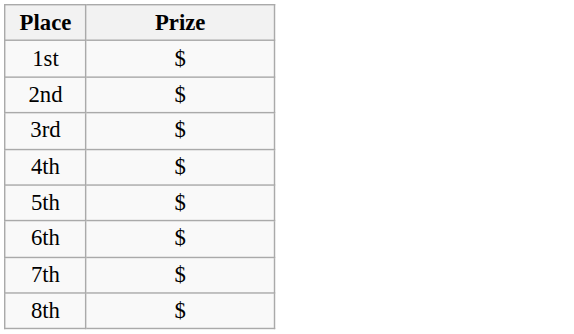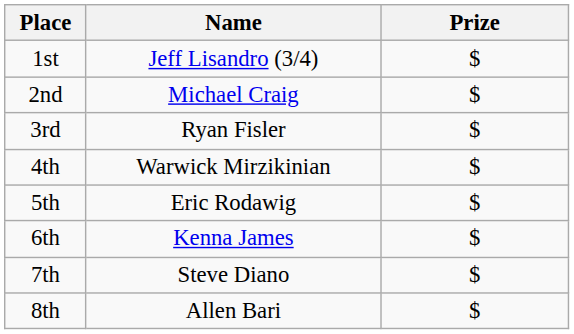+ column: (233, 22)
